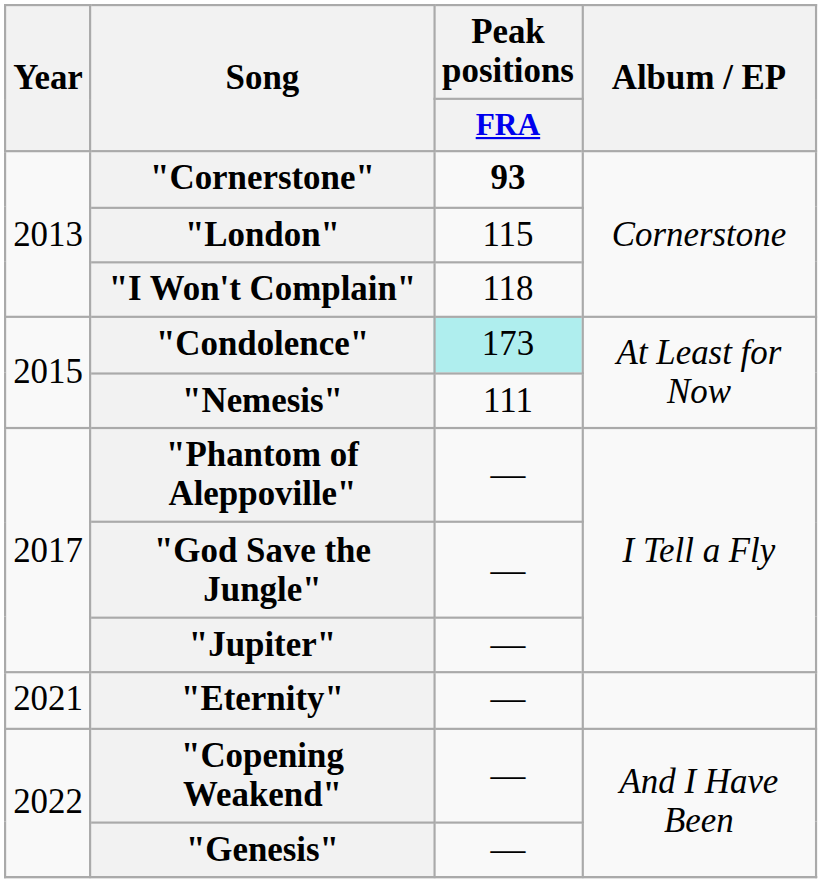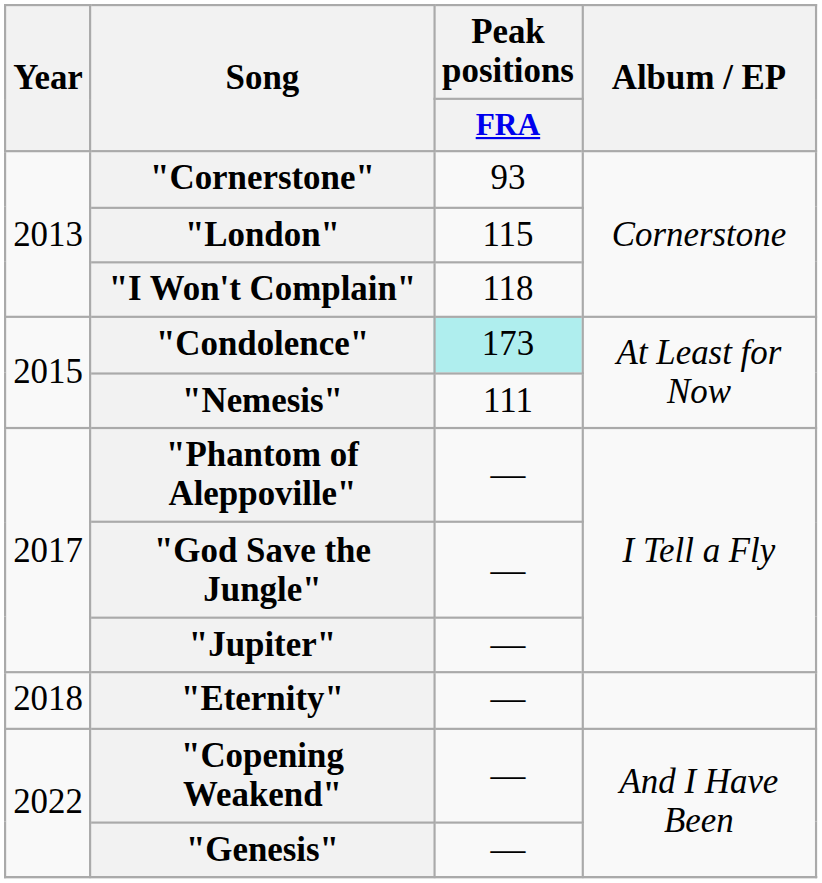(508, 178) bold -> (508, 178) normal
(48, 699) 2021 -> (48, 699) 2018
